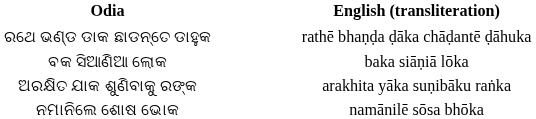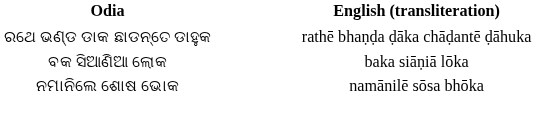- row: (108, 85)
